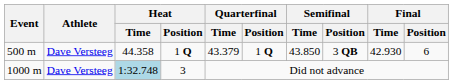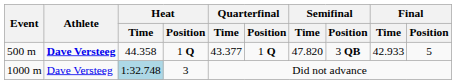(80, 51) normal -> (81, 51) bold
(224, 51) 43.379 -> (226, 51) 43.377
(305, 51) 43.850 -> (307, 51) 47.820
(386, 51) 42.930 -> (388, 51) 42.933
(426, 51) 6 -> (429, 51) 5
